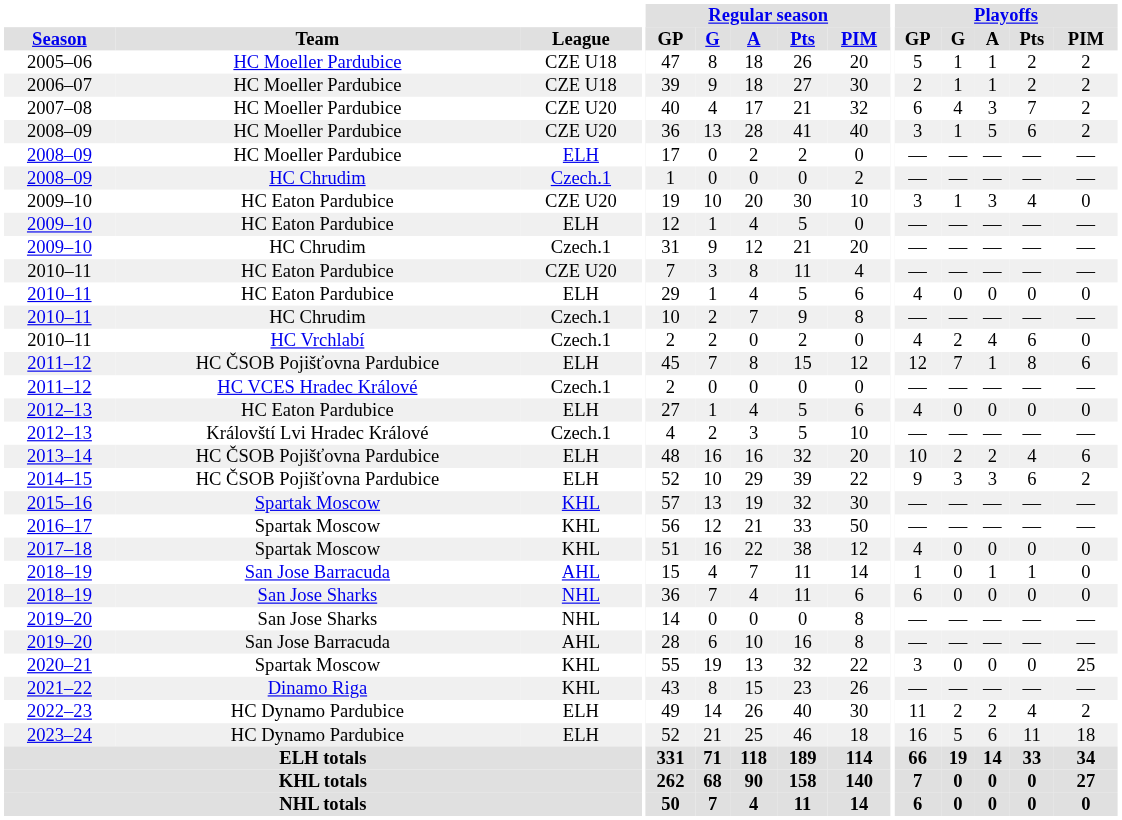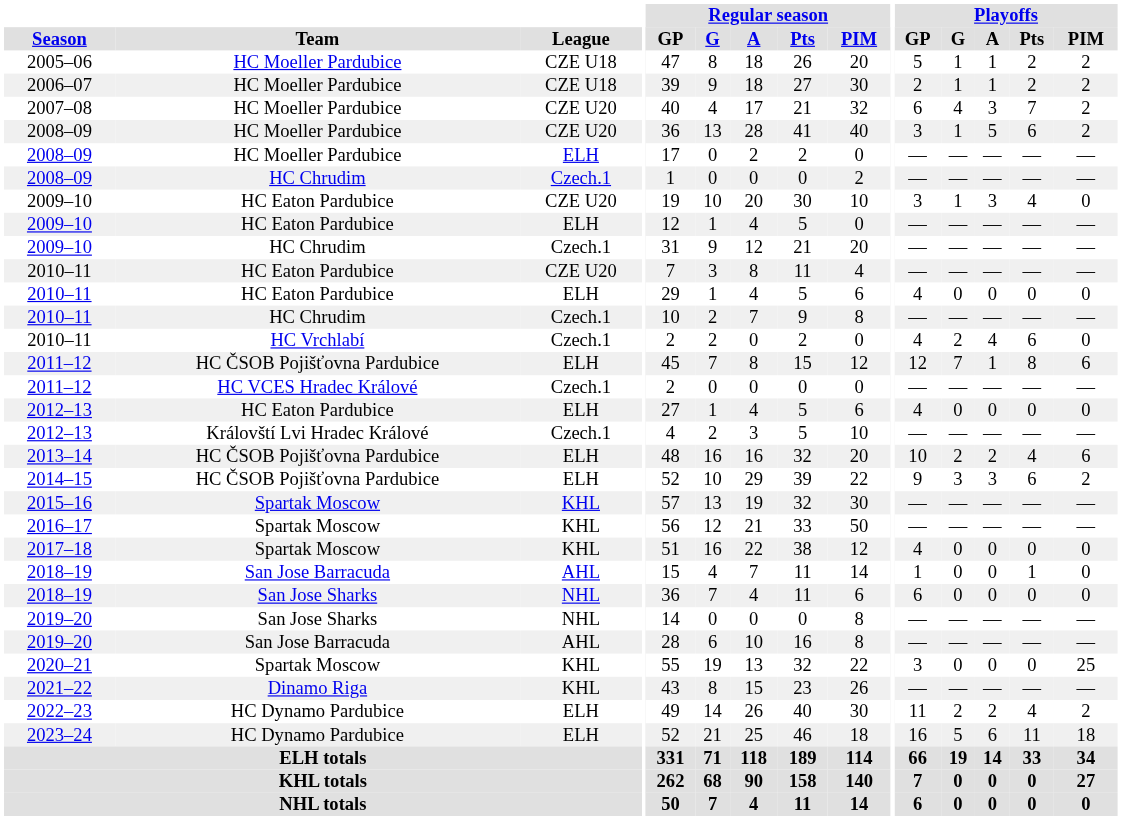(992, 572) 1 -> (992, 572) 0
